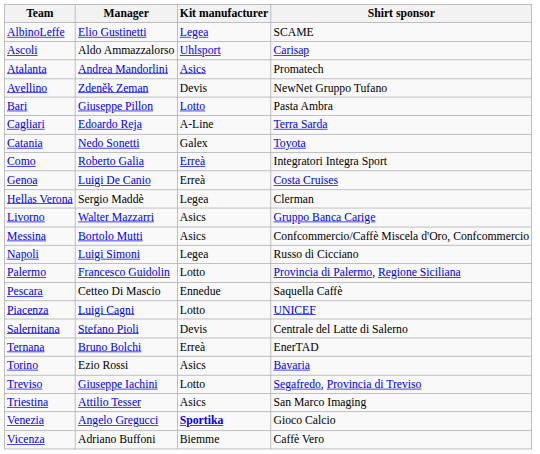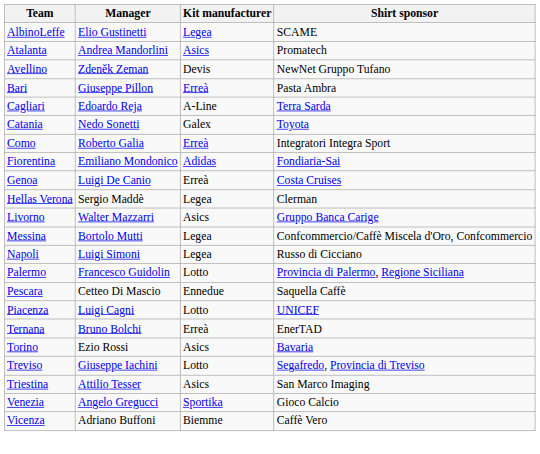- row: (22, 50)
(192, 106) Lotto -> (196, 87) Erreà
+ row: (31, 161)
(193, 236) Asics -> (197, 236) Legea
- row: (33, 328)
(202, 421) bold -> (203, 402) normal
